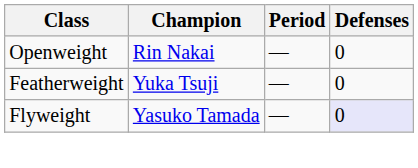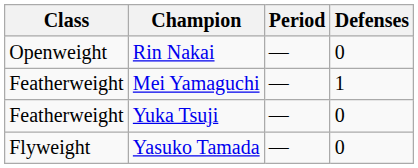+ row: (196, 83)
(340, 115) lavender background -> (340, 147) no background
